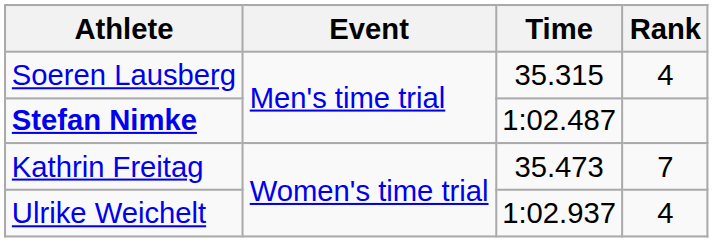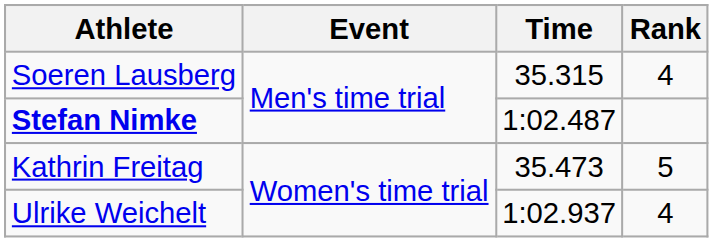(665, 167) 7 -> (665, 167) 5
